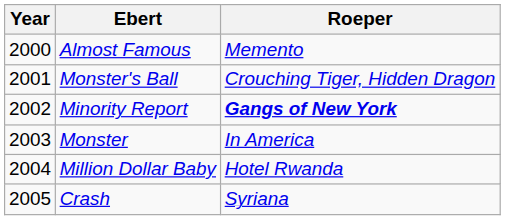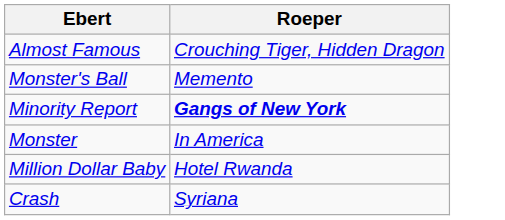- column: (30, 19)
(264, 49) Memento -> (309, 49) Crouching Tiger, Hidden Dragon
(360, 79) Crouching Tiger, Hidden Dragon -> (213, 79) Memento
